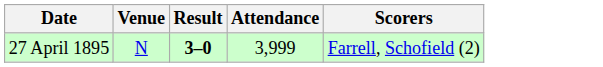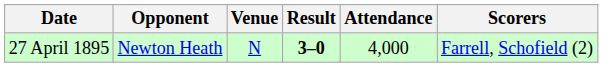+ column: (170, 18)
(275, 47) 3,999 -> (388, 47) 4,000
